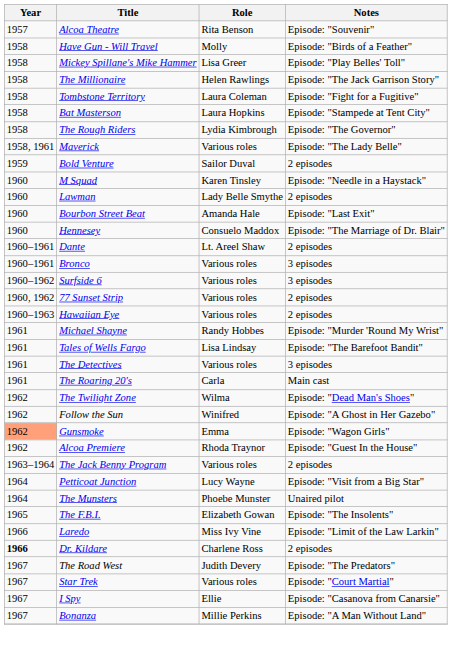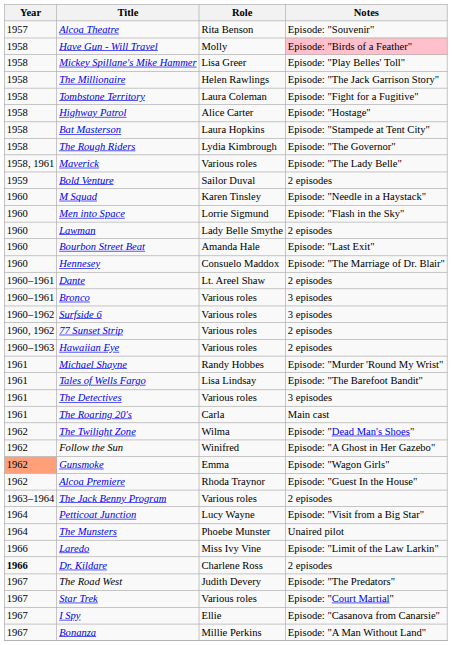(350, 46) no background -> (350, 46) pink background
+ row: (93, 113)
+ row: (92, 213)
- row: (80, 515)
